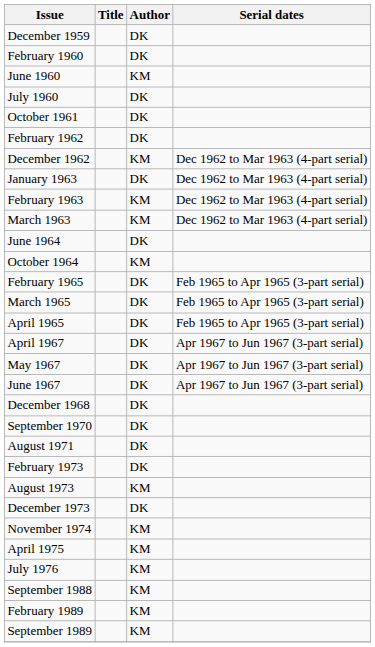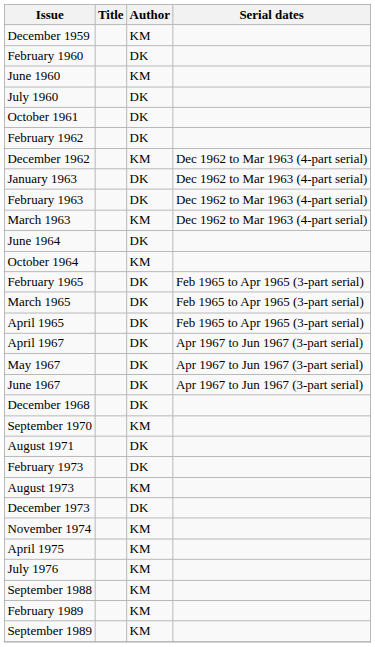(139, 35) DK -> (140, 35) KM
(140, 199) KM -> (139, 199) DK
(139, 425) DK -> (140, 425) KM
